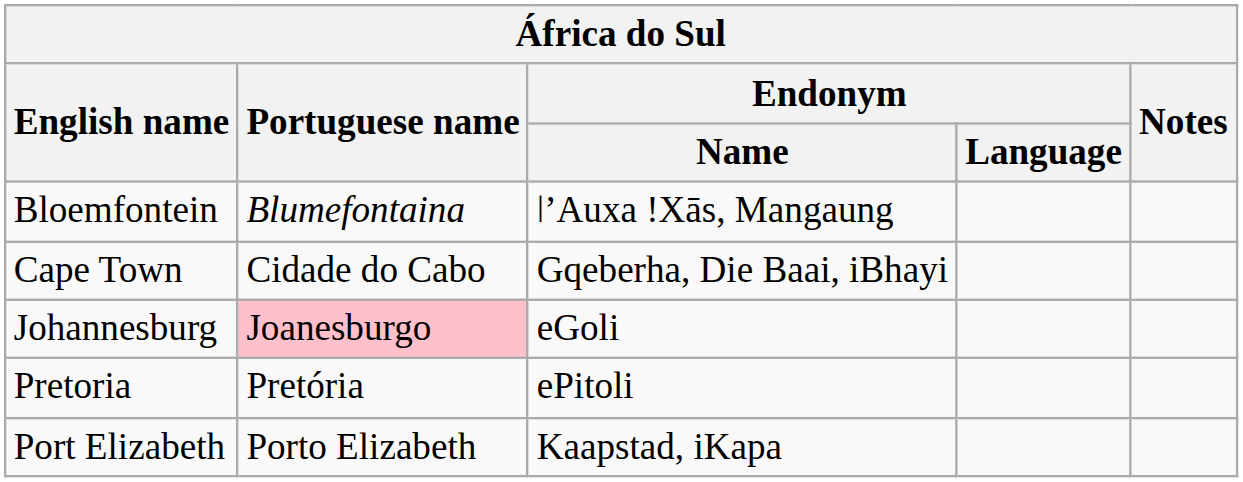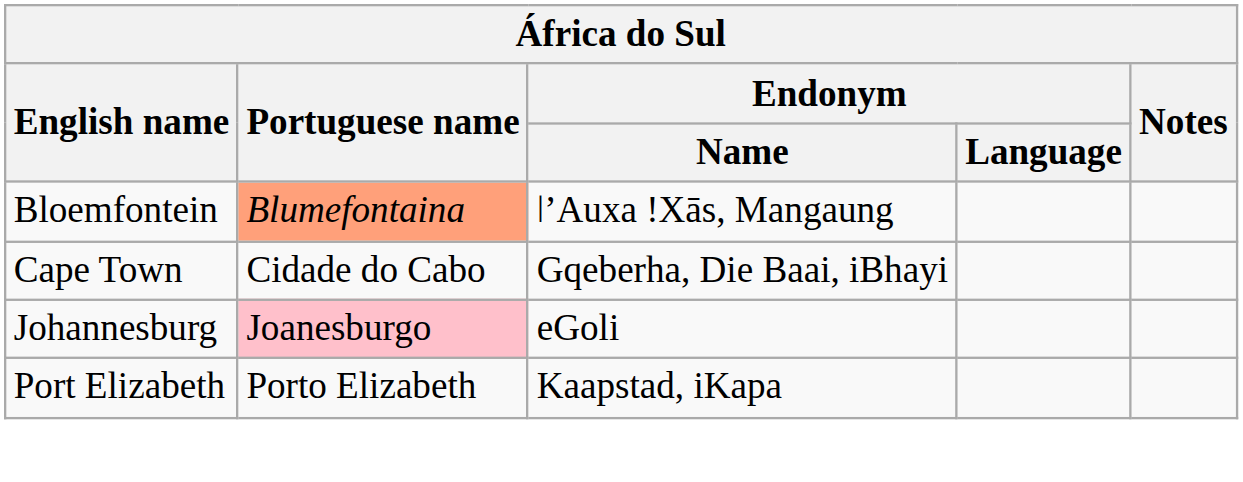(356, 210) no background -> (356, 210) lightsalmon background
- row: (72, 387)
